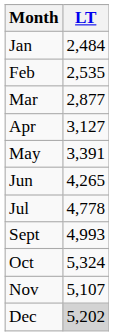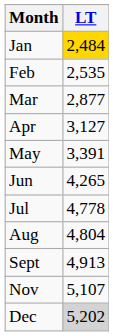(86, 45) no background -> (86, 45) gold background
+ row: (24, 235)
(86, 235) 4,993 -> (86, 262) 4,913
- row: (21, 262)
